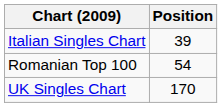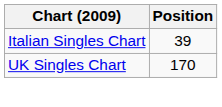- row: (72, 65)
